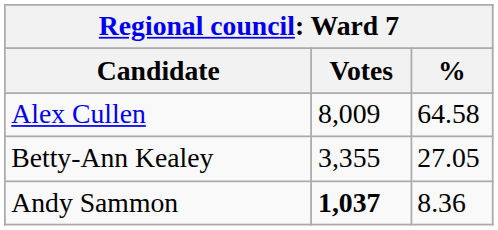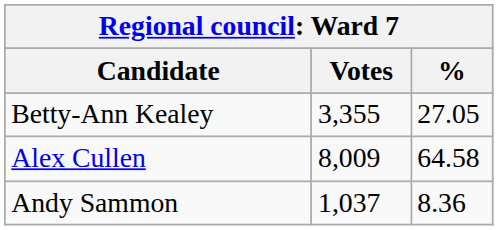rows swapped: (79, 114) <-> (112, 158)
(349, 202) bold -> (349, 202) normal
